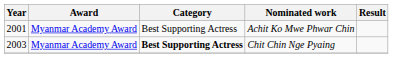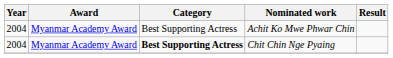(16, 29) 2001 -> (16, 29) 2004
(16, 45) 2003 -> (16, 45) 2004
